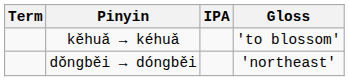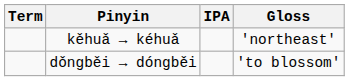(288, 40) 'to blossom' -> (288, 40) 'northeast'
(288, 63) 'northeast' -> (288, 63) 'to blossom'
